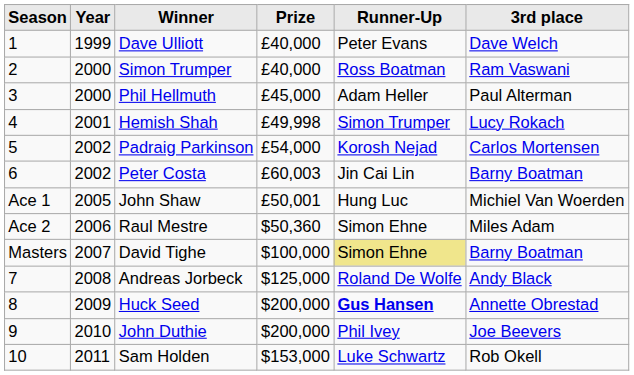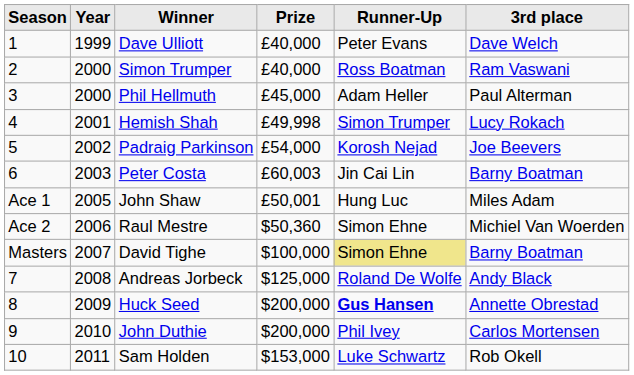(534, 148) Carlos Mortensen -> (515, 148) Joe Beevers
(93, 174) 2002 -> (93, 174) 2003
(547, 200) Michiel Van Woerden -> (512, 200) Miles Adam
(512, 226) Miles Adam -> (547, 226) Michiel Van Woerden
(515, 331) Joe Beevers -> (534, 331) Carlos Mortensen
